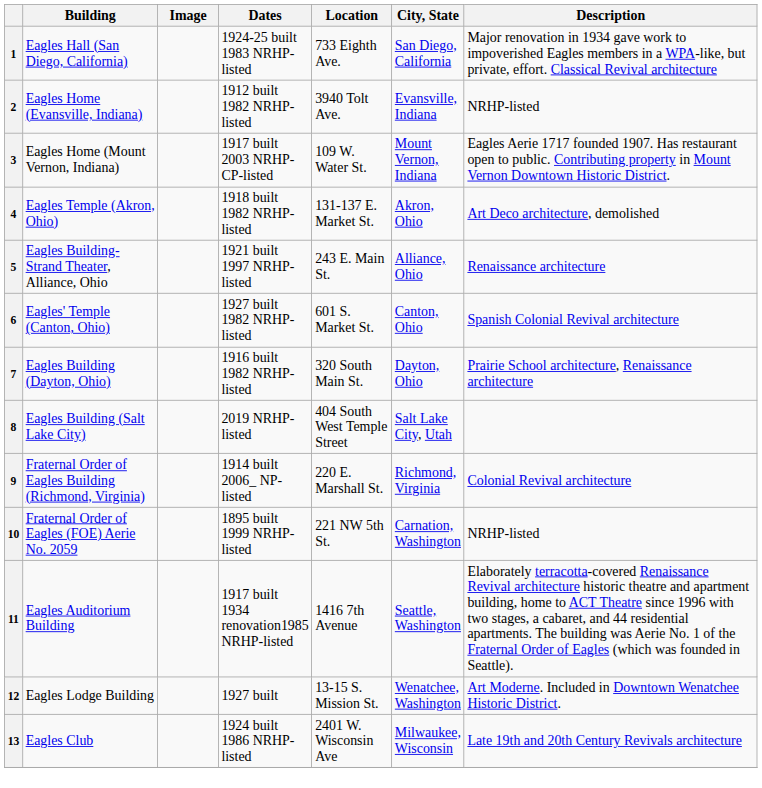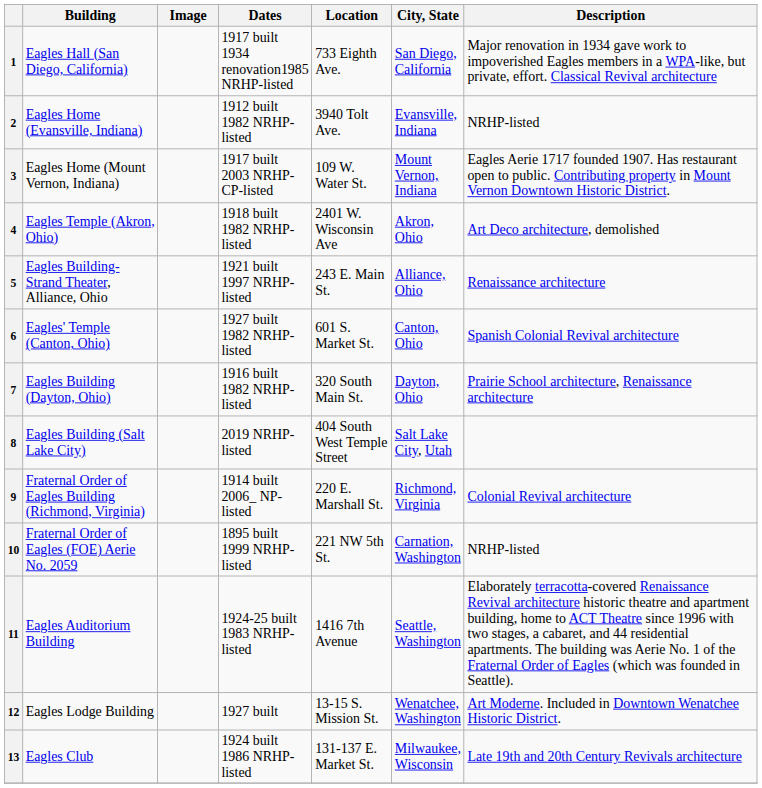(259, 53) 1924-25 built 1983 NRHP-listed -> (265, 61) 1917 built 1934 renovation1985 NRHP-listed
(346, 213) 131-137 E. Market St. -> (344, 229) 2401 W. Wisconsin Ave
(265, 618) 1917 built 1934 renovation1985 NRHP-listed -> (259, 634) 1924-25 built 1983 NRHP-listed
(344, 741) 2401 W. Wisconsin Ave -> (346, 756) 131-137 E. Market St.
